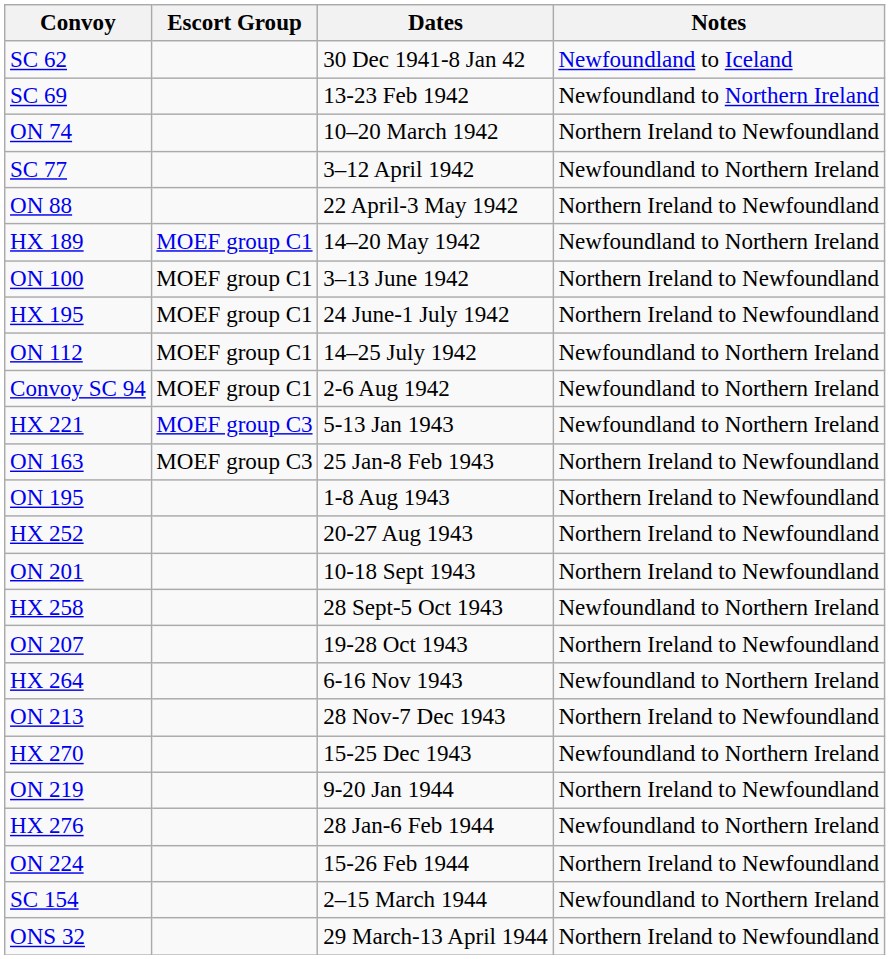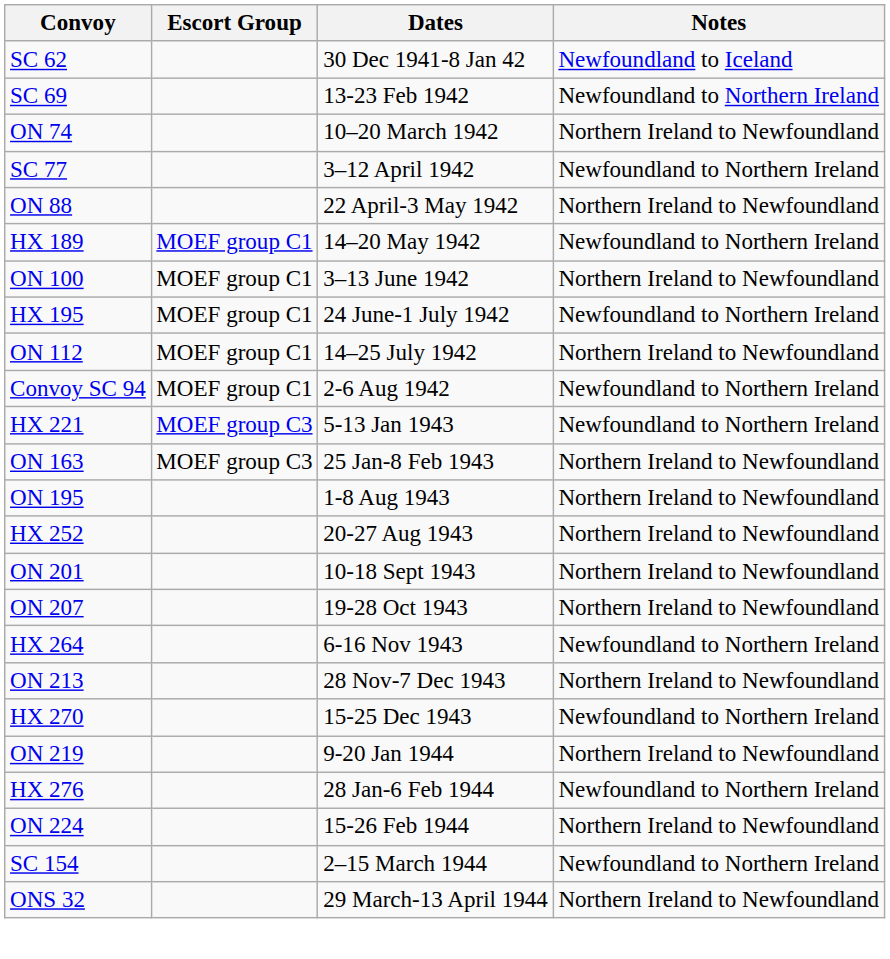(719, 315) Northern Ireland to Newfoundland -> (719, 315) Newfoundland to Northern Ireland
(719, 351) Newfoundland to Northern Ireland -> (719, 351) Northern Ireland to Newfoundland
- row: (47, 607)
